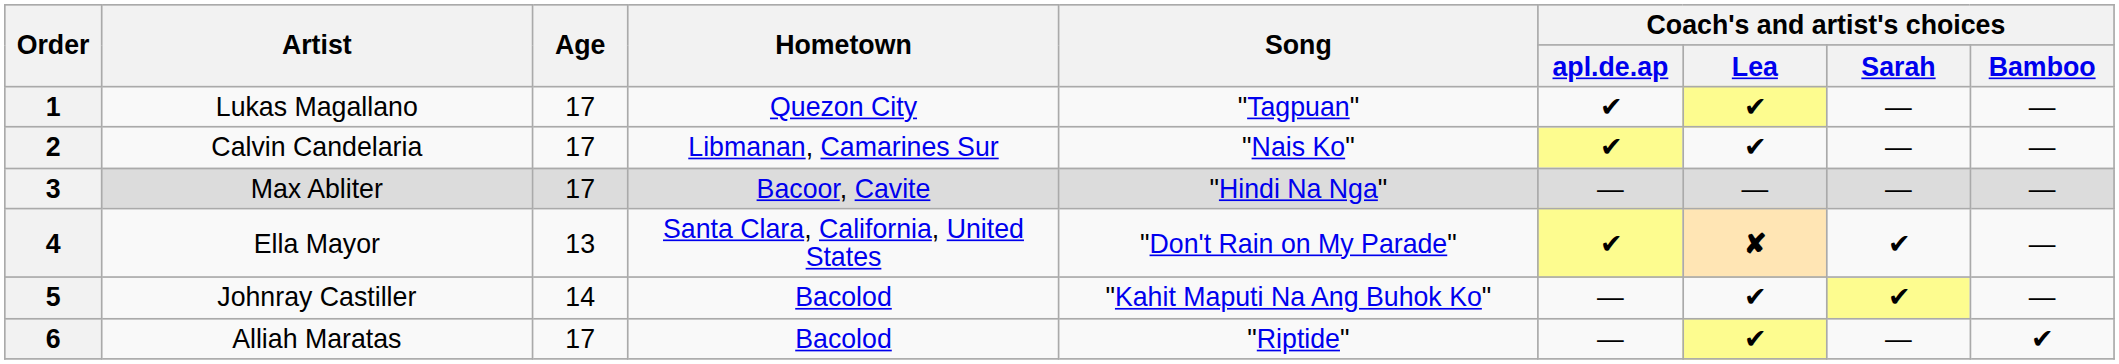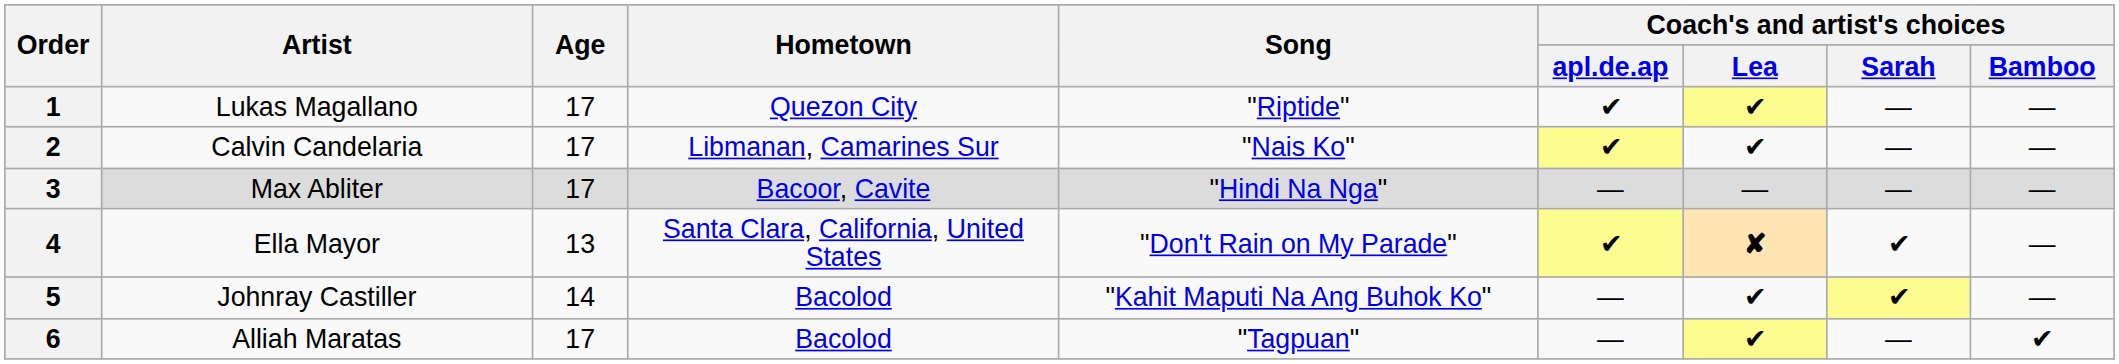(1298, 107) "Tagpuan" -> (1298, 107) "Riptide"
(1298, 339) "Riptide" -> (1298, 339) "Tagpuan"
